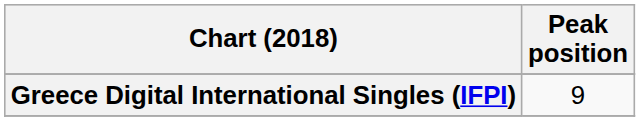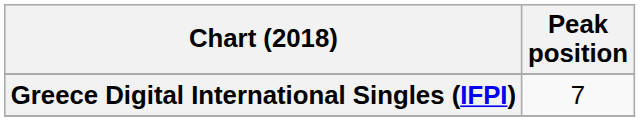(578, 94) 9 -> (578, 94) 7
